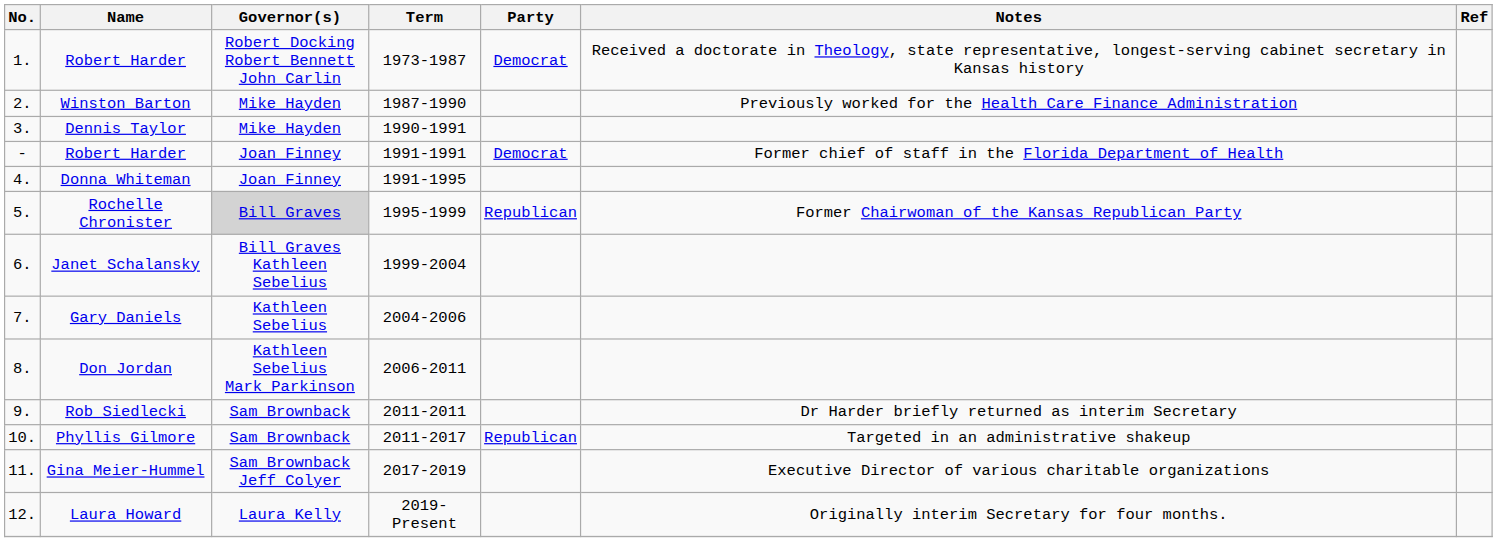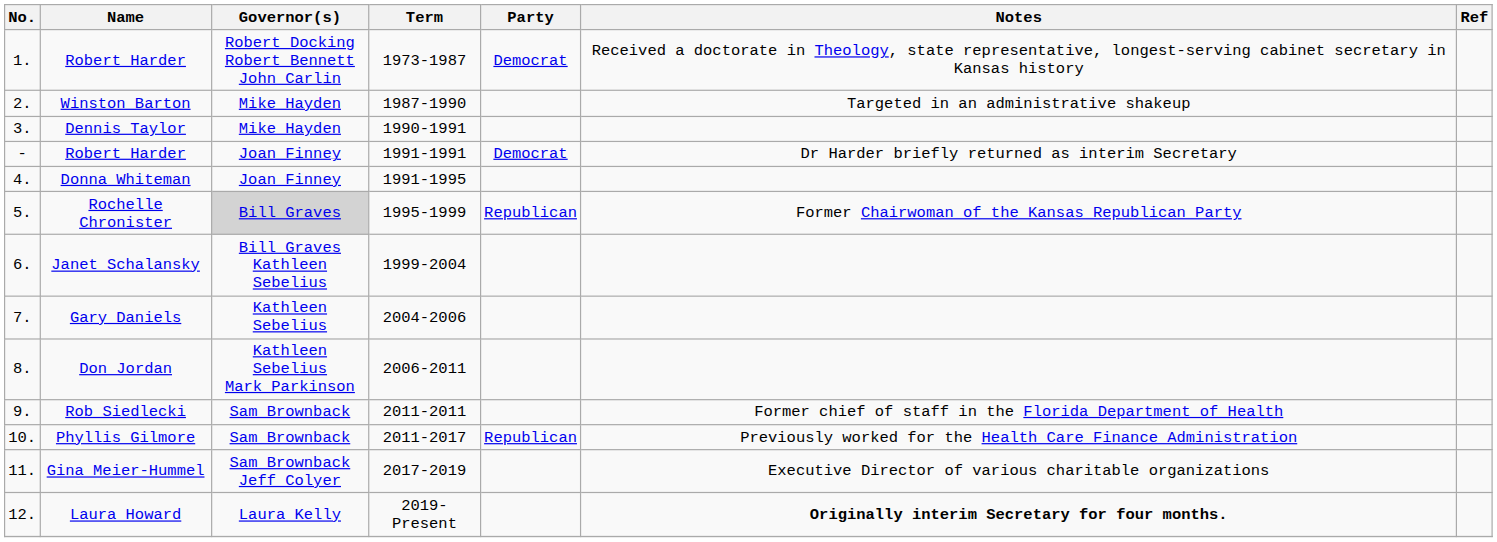(1019, 103) Previously worked for the Health Care Finance Administration -> (1019, 103) Targeted in an administrative shakeup
(1019, 154) Former chief of staff in the Florida Department of Health -> (1019, 154) Dr Harder briefly returned as interim Secretary
(1019, 412) Dr Harder briefly returned as interim Secretary -> (1019, 412) Former chief of staff in the Florida Department of Health
(1019, 437) Targeted in an administrative shakeup -> (1019, 437) Previously worked for the Health Care Finance Administration
(1019, 515) normal -> (1019, 515) bold
